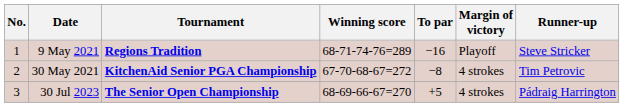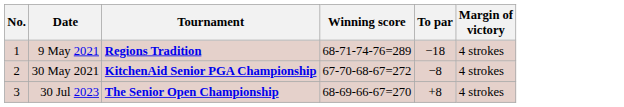- column: (567, 22)
(435, 50) −16 -> (435, 50) −18
(477, 50) Playoff -> (481, 50) 4 strokes
(435, 92) +5 -> (435, 92) +8
